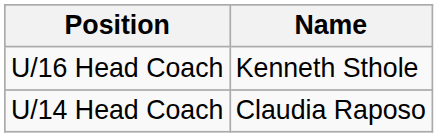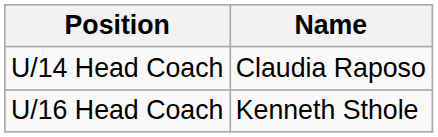rows swapped: (117, 68) <-> (117, 110)
